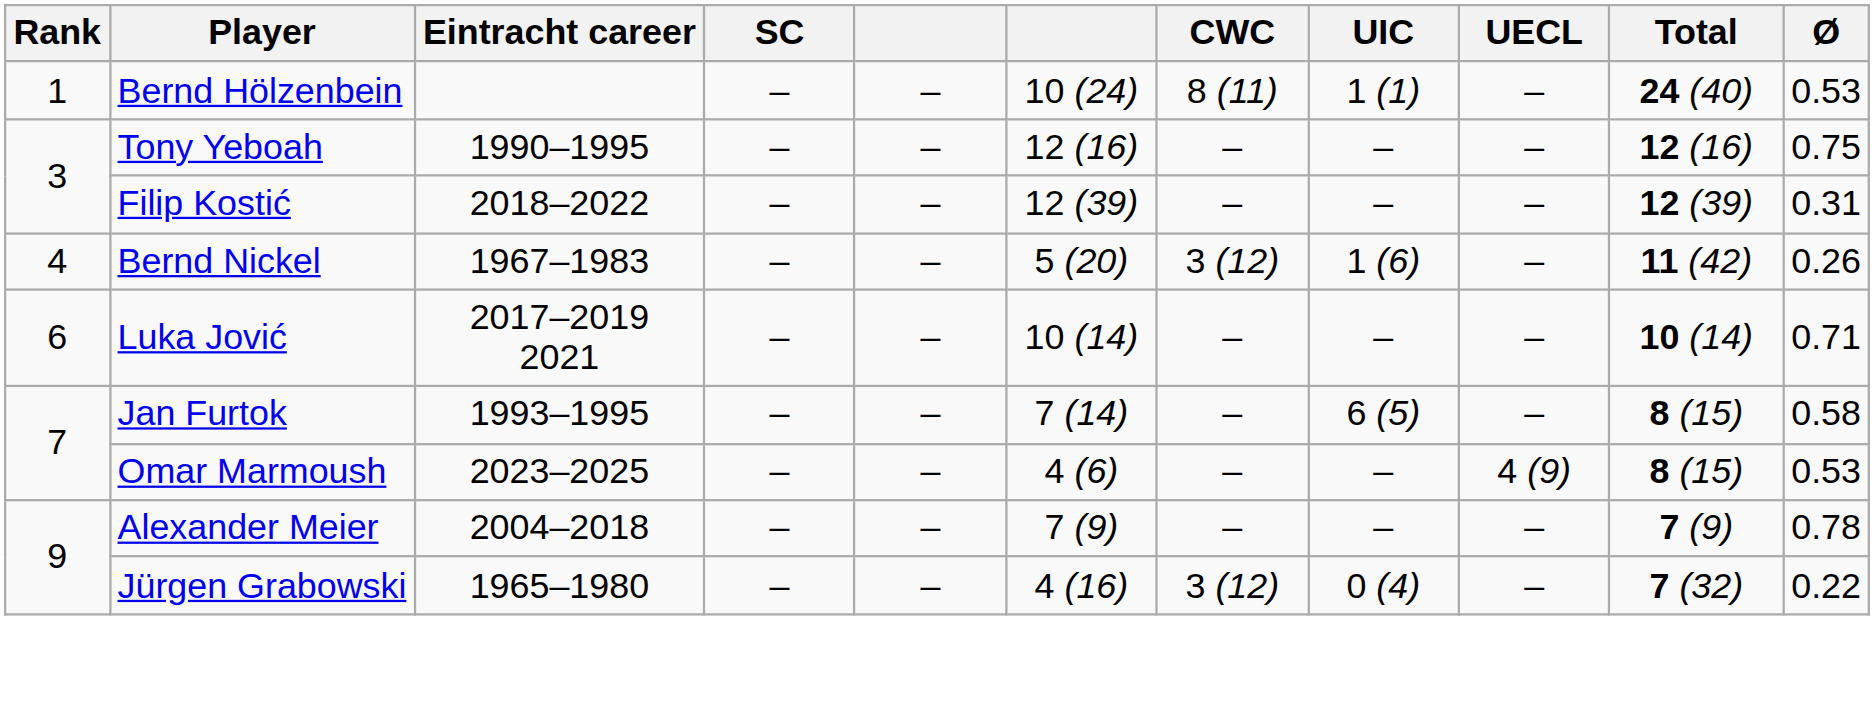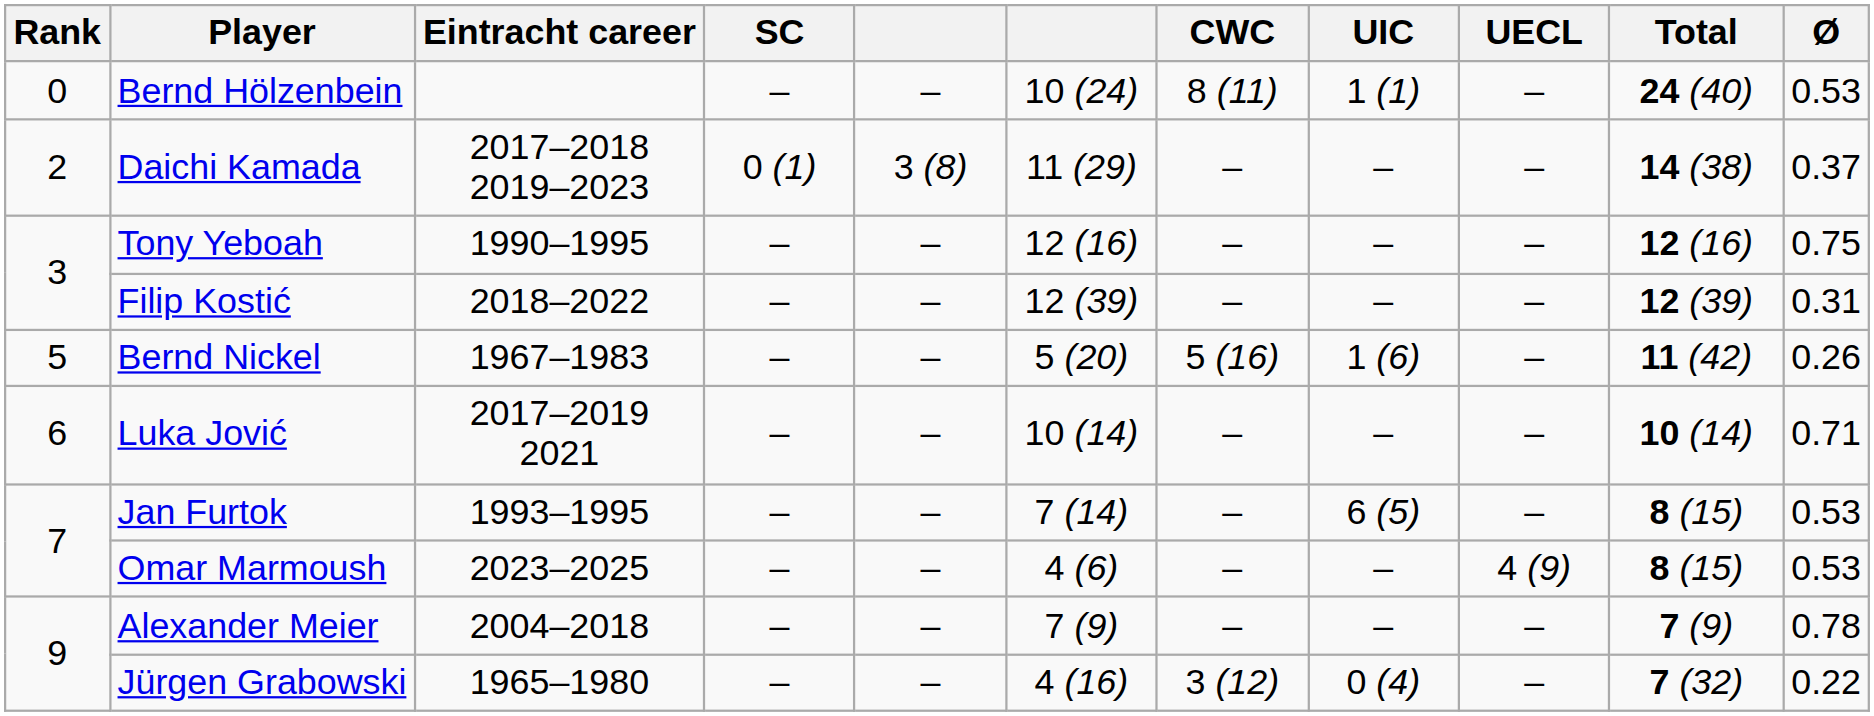(57, 89) 1 -> (57, 89) 0
+ row: (239, 166)
(57, 260) 4 -> (57, 357) 5
(1232, 260) 3 (12) -> (1232, 357) 5 (16)
(1826, 414) 0.58 -> (1826, 511) 0.53
